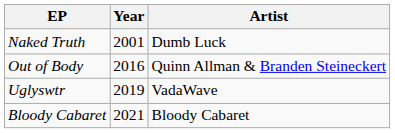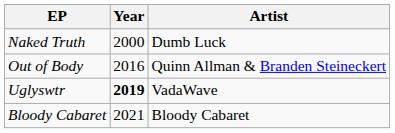(129, 41) 2001 -> (129, 41) 2000
(129, 90) normal -> (129, 90) bold
